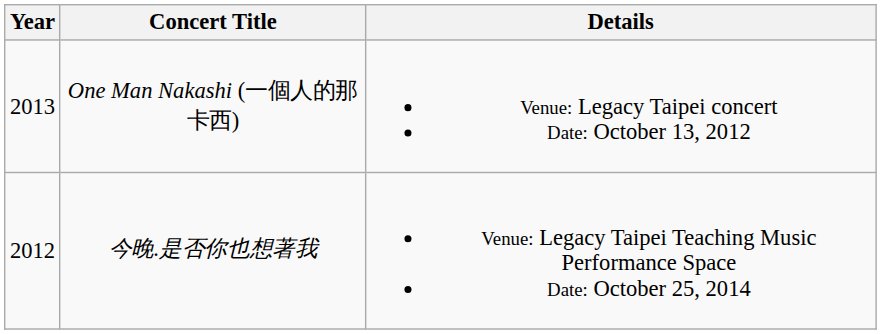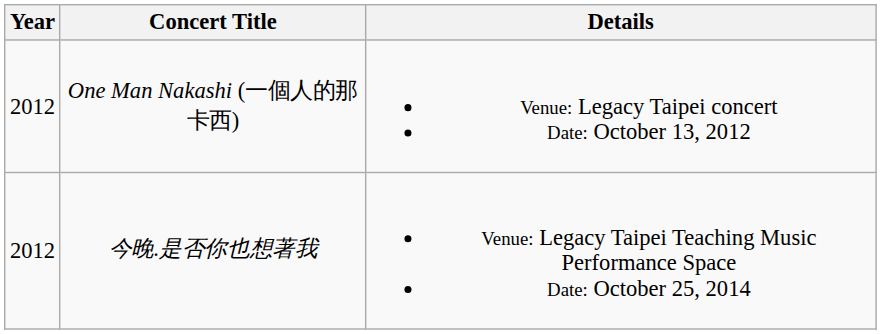(32, 106) 2013 -> (32, 106) 2012
